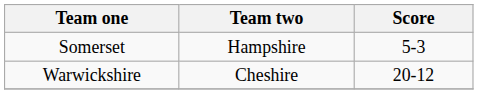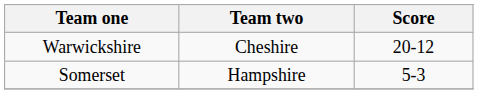rows swapped: (92, 74) <-> (92, 46)
